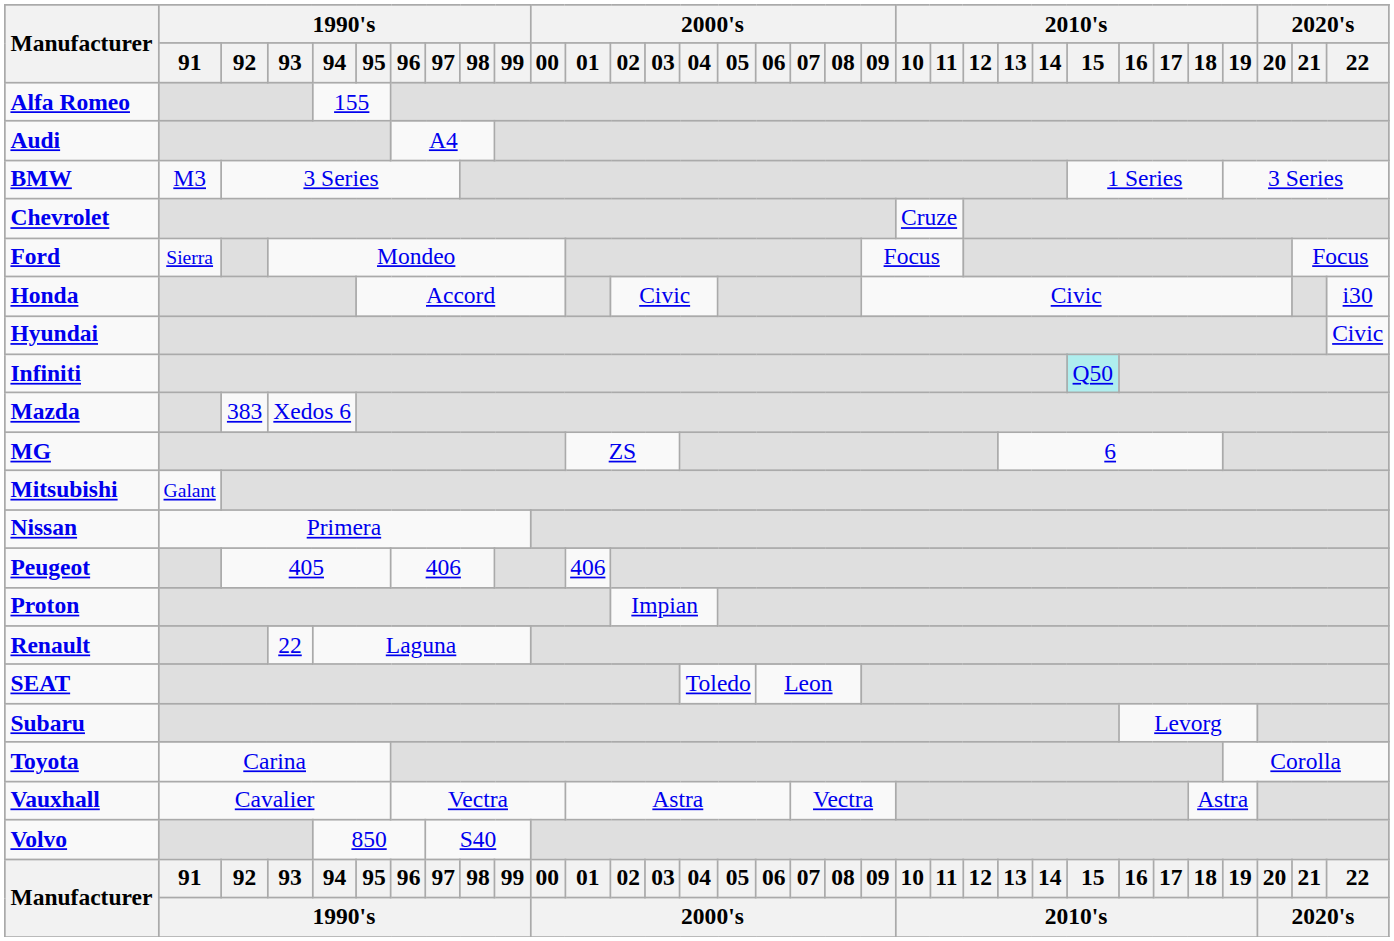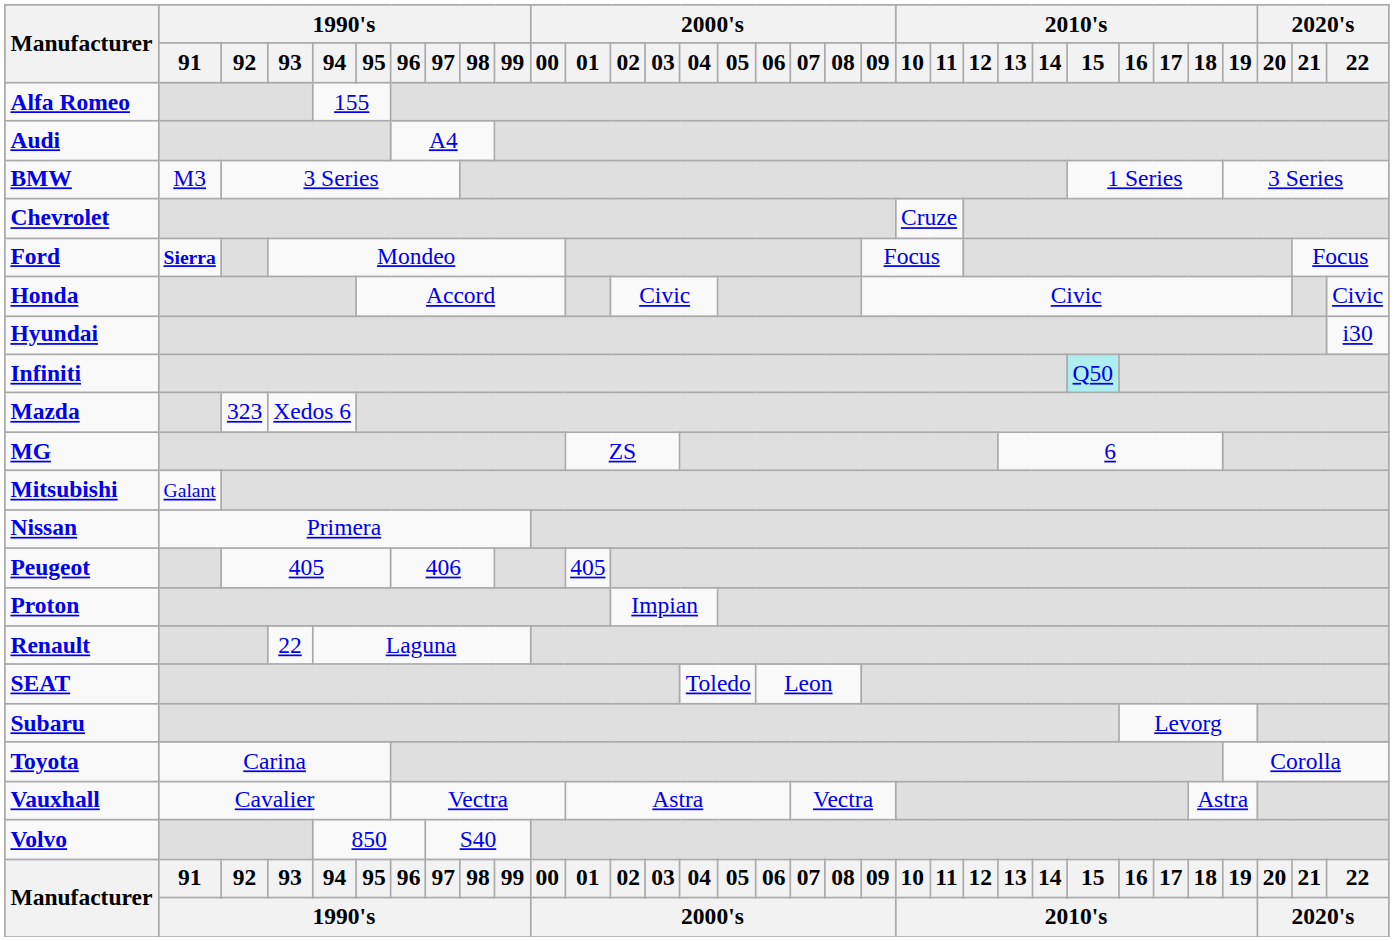(190, 257) normal -> (190, 256) bold
(1358, 295) i30 -> (1358, 295) Civic
(1358, 334) Civic -> (1358, 334) i30
(245, 411) 383 -> (245, 411) 323
(588, 566) 406 -> (588, 566) 405
